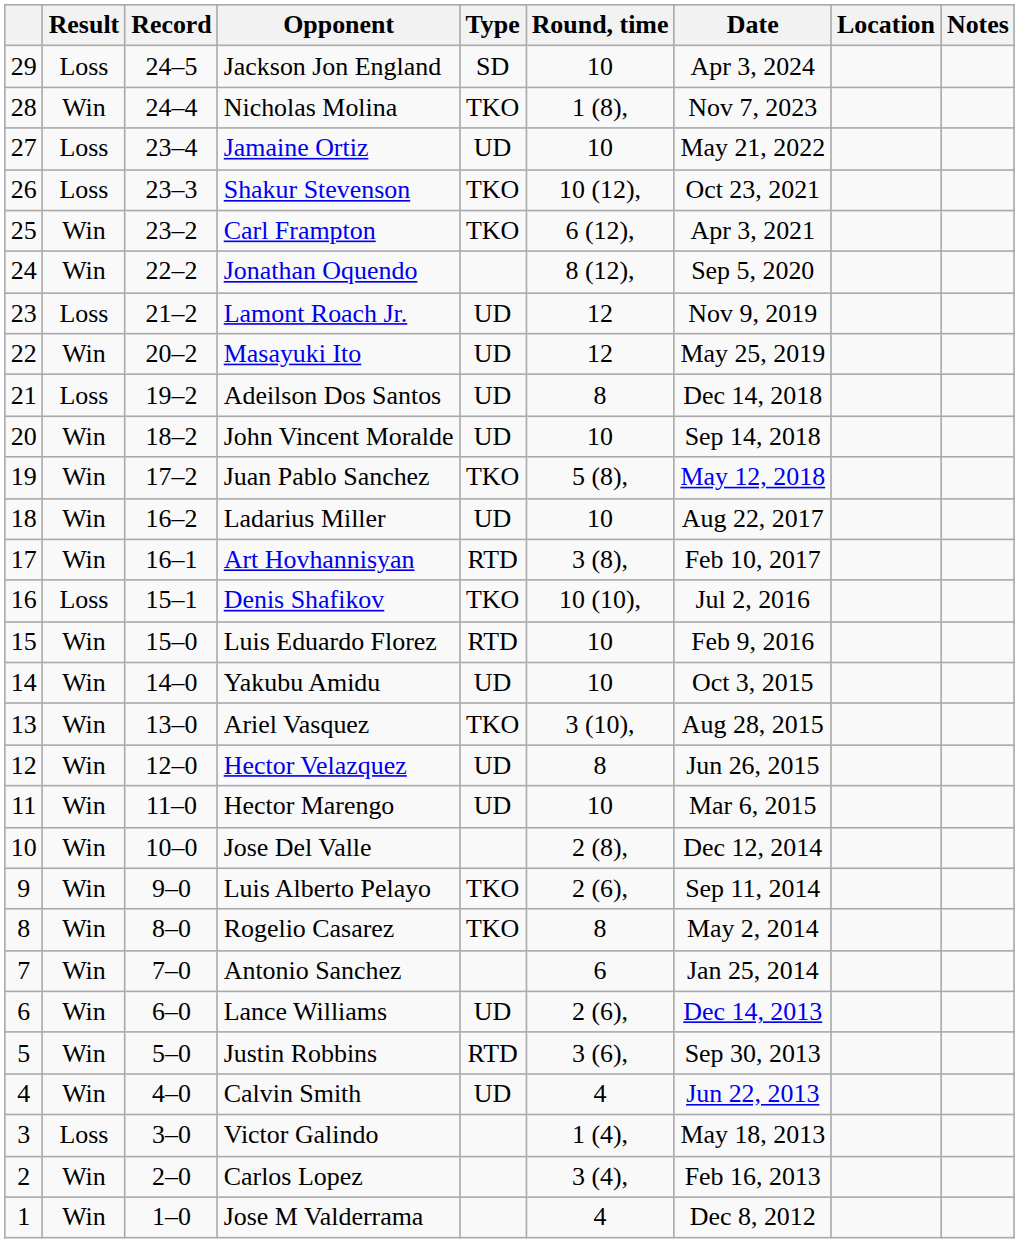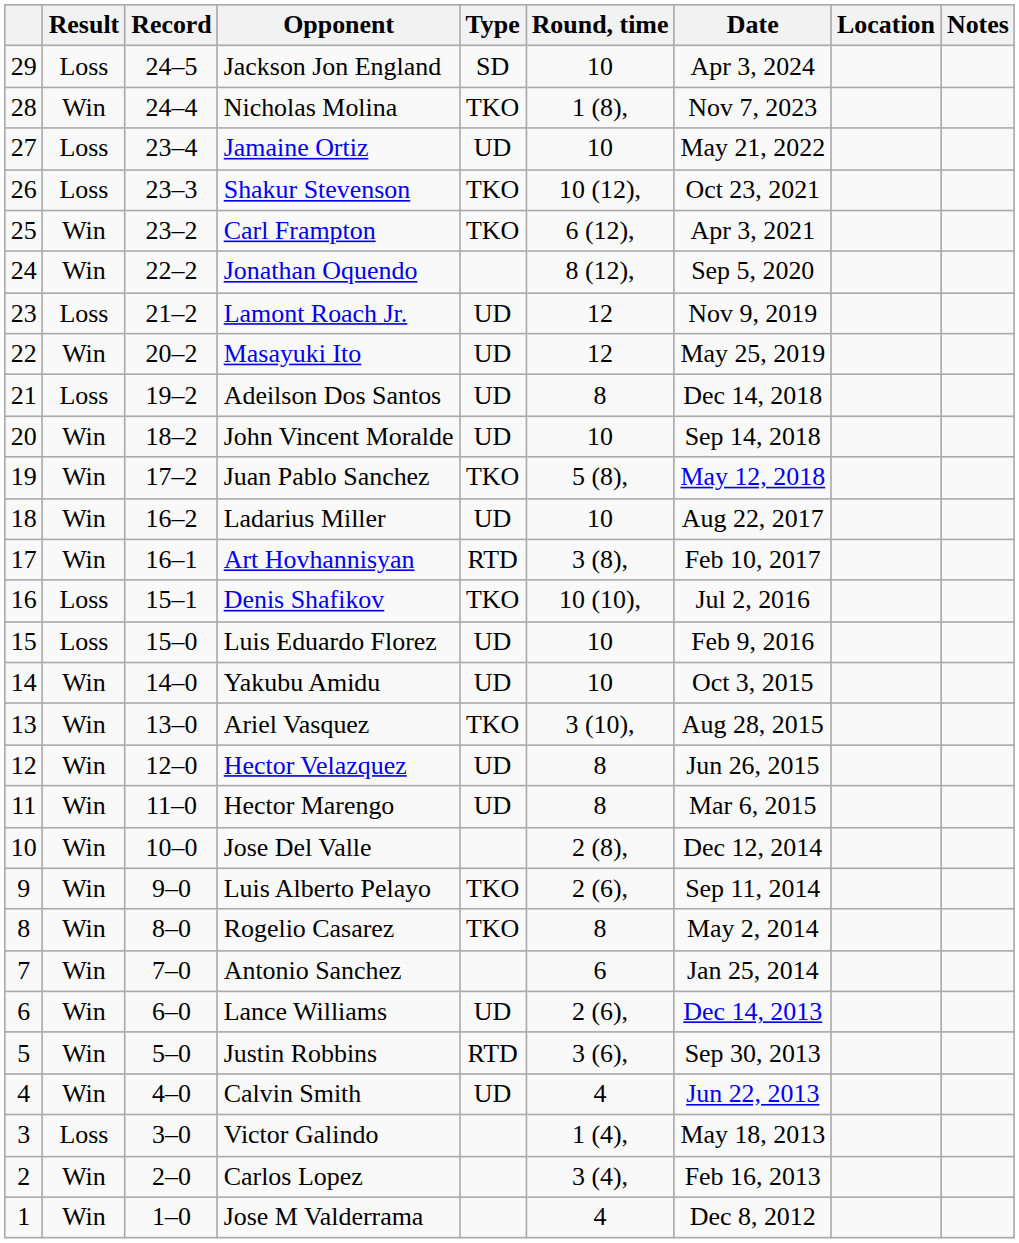(84, 641) Win -> (84, 641) Loss
(493, 641) RTD -> (493, 641) UD
(600, 806) 10 -> (600, 806) 8
